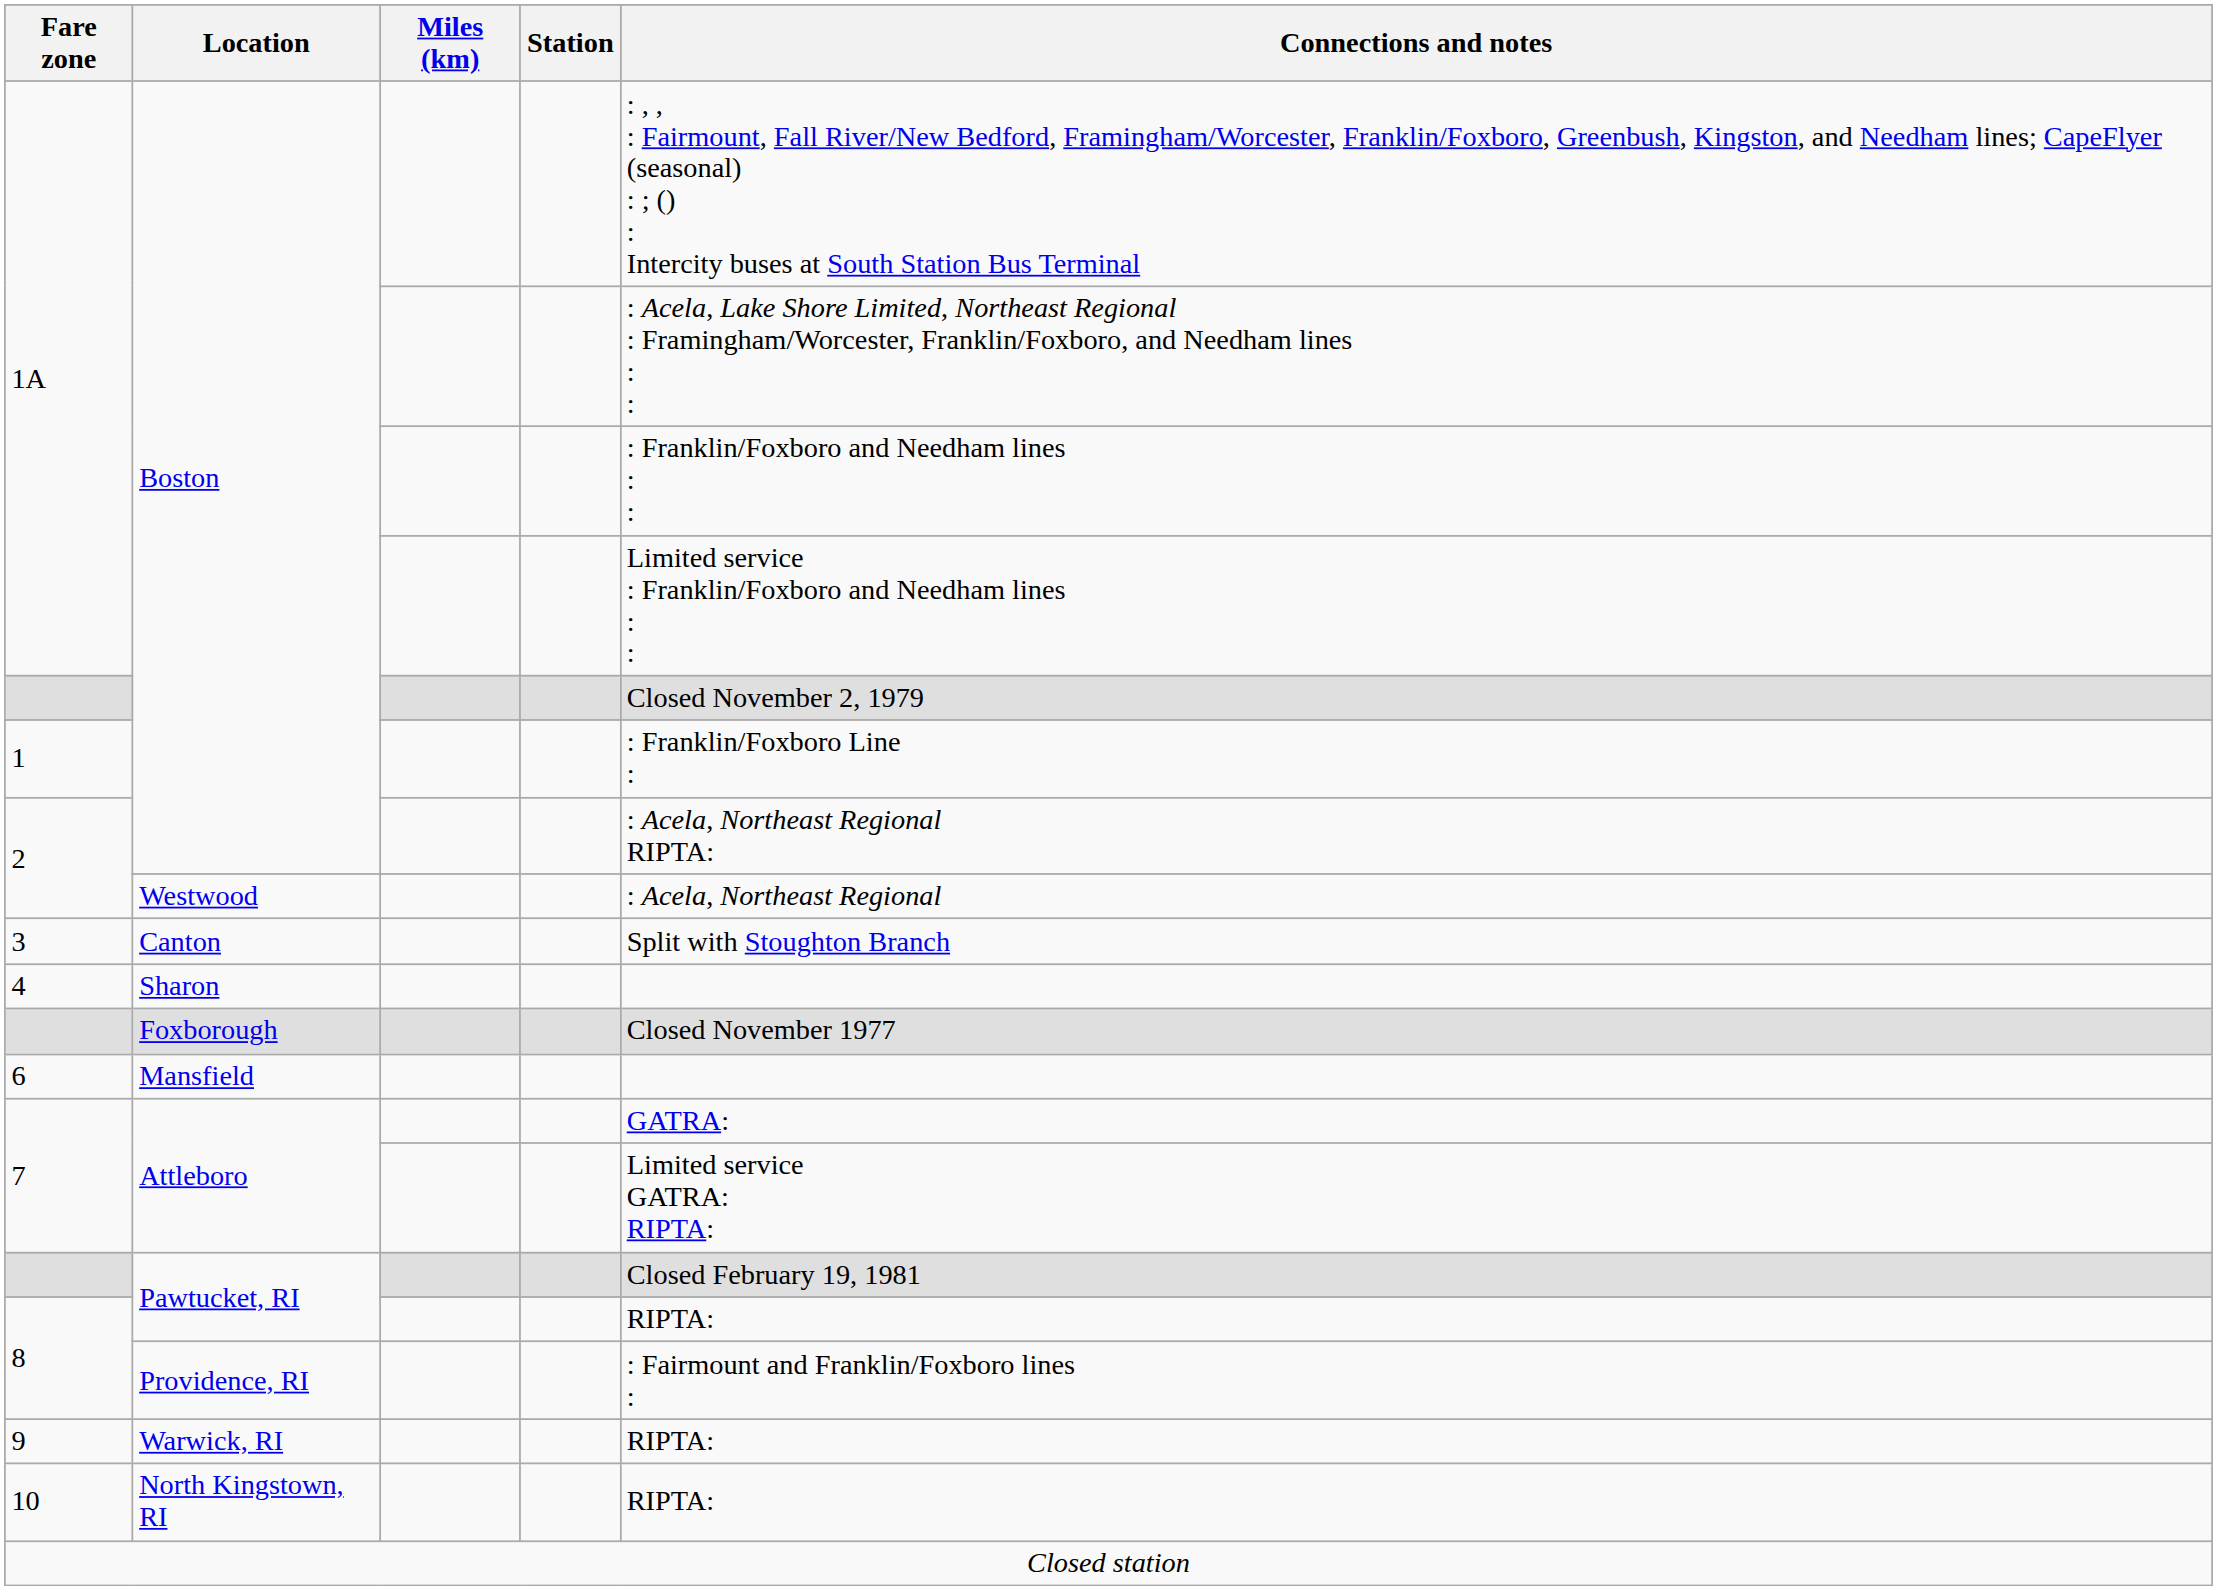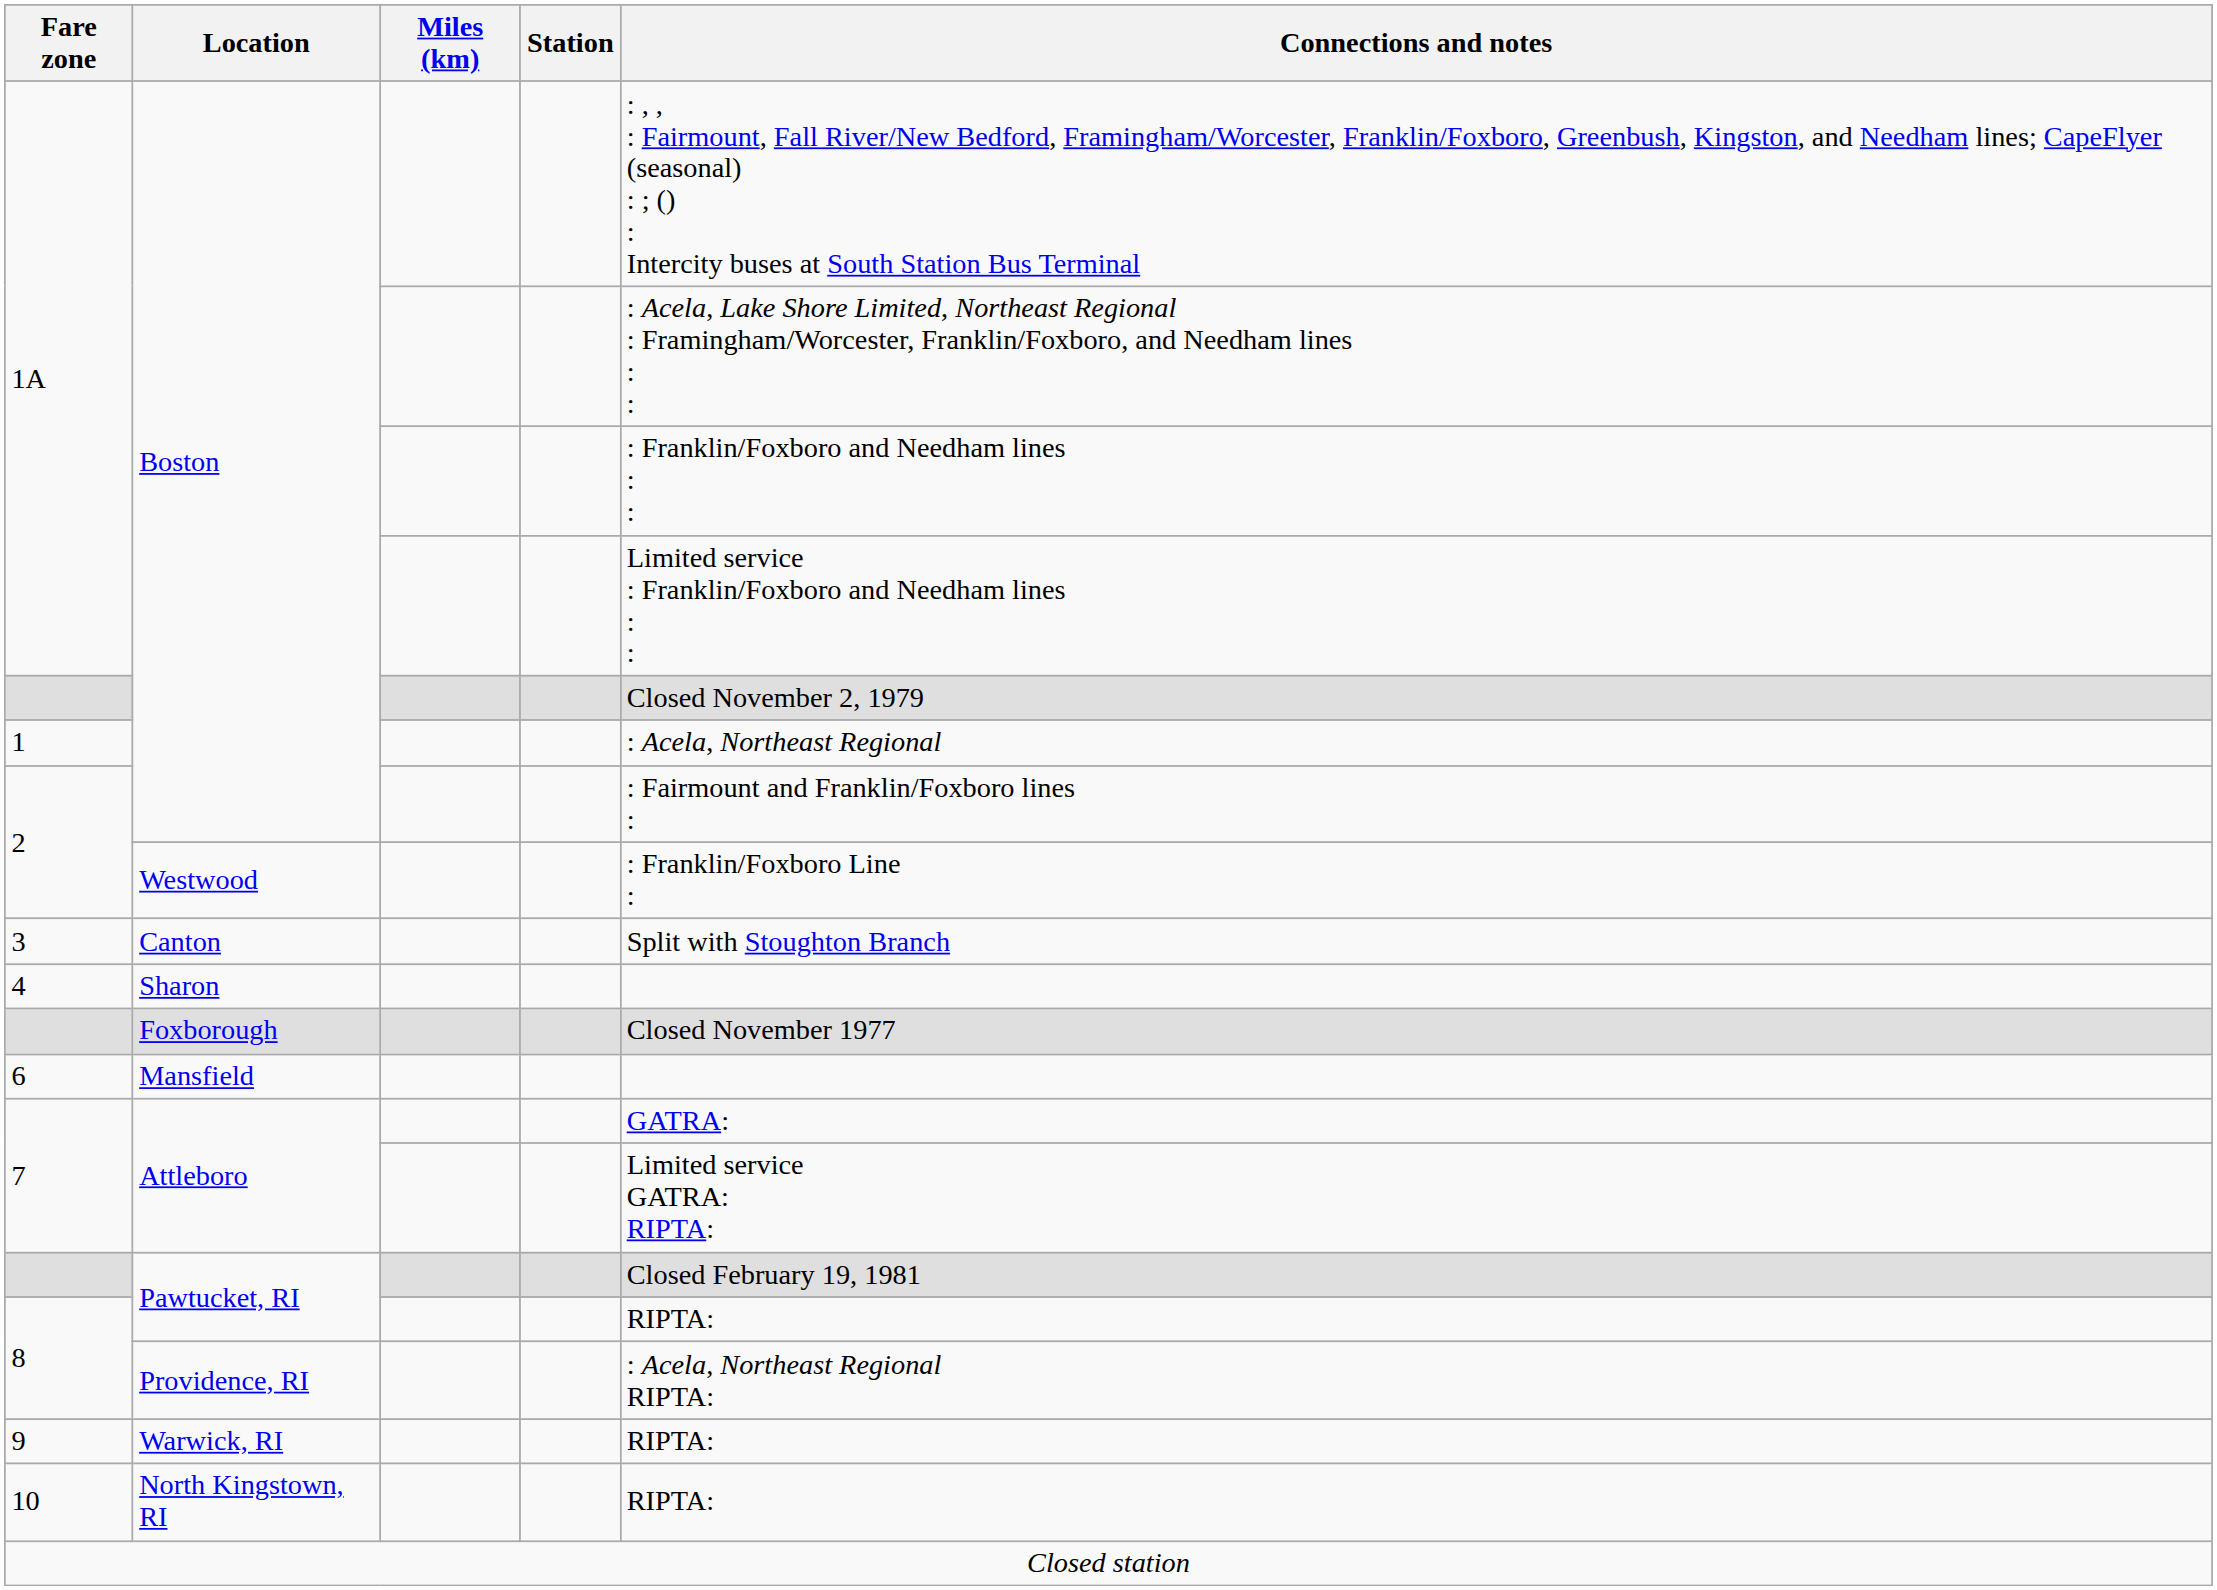(764, 758) : Franklin/Foxboro Line : -> (784, 742) : Acela, Northeast Regional
(784, 835) : Acela, Northeast Regional RIPTA: -> (851, 803) : Fairmount and Franklin/Foxboro lines :
(784, 896) : Acela, Northeast Regional -> (764, 880) : Franklin/Foxboro Line :
(851, 1379) : Fairmount and Franklin/Foxboro lines : -> (784, 1379) : Acela, Northeast Regional RIPTA:
